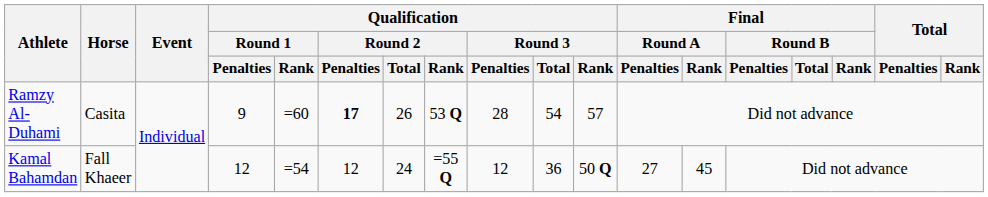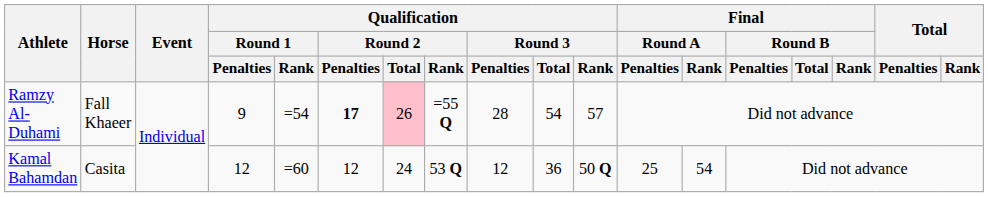(105, 114) Casita -> (108, 114) Fall Khaeer
(296, 114) =60 -> (296, 114) =54
(404, 114) no background -> (404, 114) pink background
(446, 114) 53 Q -> (446, 114) =55 Q
(108, 169) Fall Khaeer -> (105, 169) Casita
(296, 169) =54 -> (296, 169) =60
(446, 169) =55 Q -> (446, 169) 53 Q
(650, 169) 27 -> (650, 169) 25
(704, 169) 45 -> (704, 169) 54
